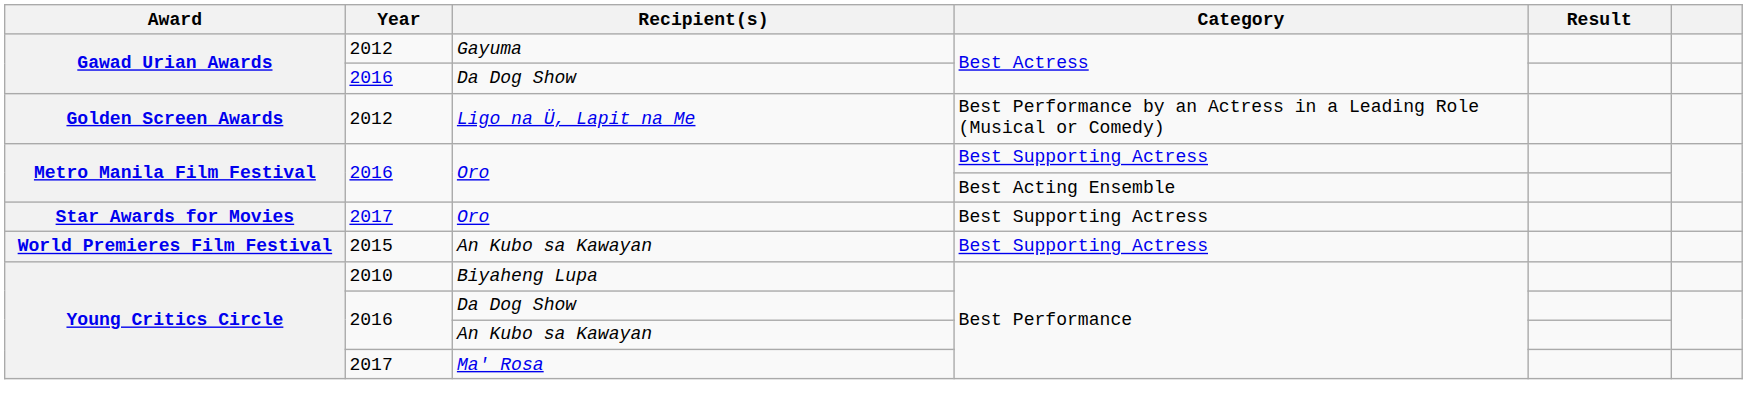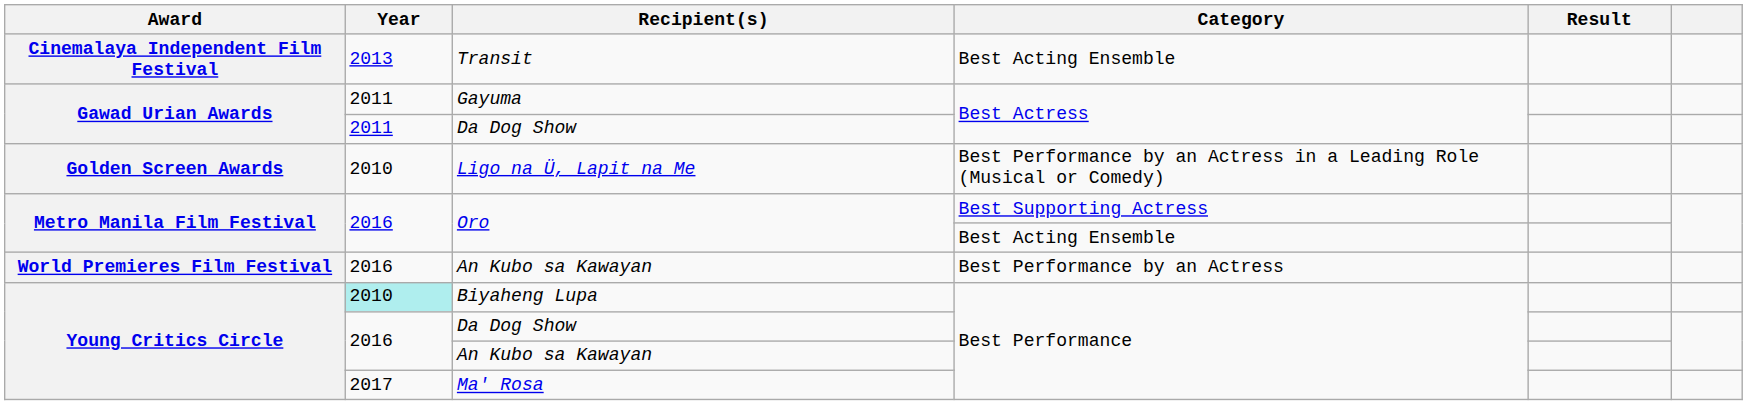+ row: (175, 59)
(371, 49) 2012 -> (371, 99) 2011
(371, 78) 2016 -> (371, 129) 2011
(371, 118) 2012 -> (371, 168) 2010
- row: (175, 217)
(371, 246) 2015 -> (371, 267) 2016
(1083, 246) Best Supporting Actress -> (1121, 267) Best Performance by an Actress
(371, 276) no background -> (371, 297) paleturquoise background
